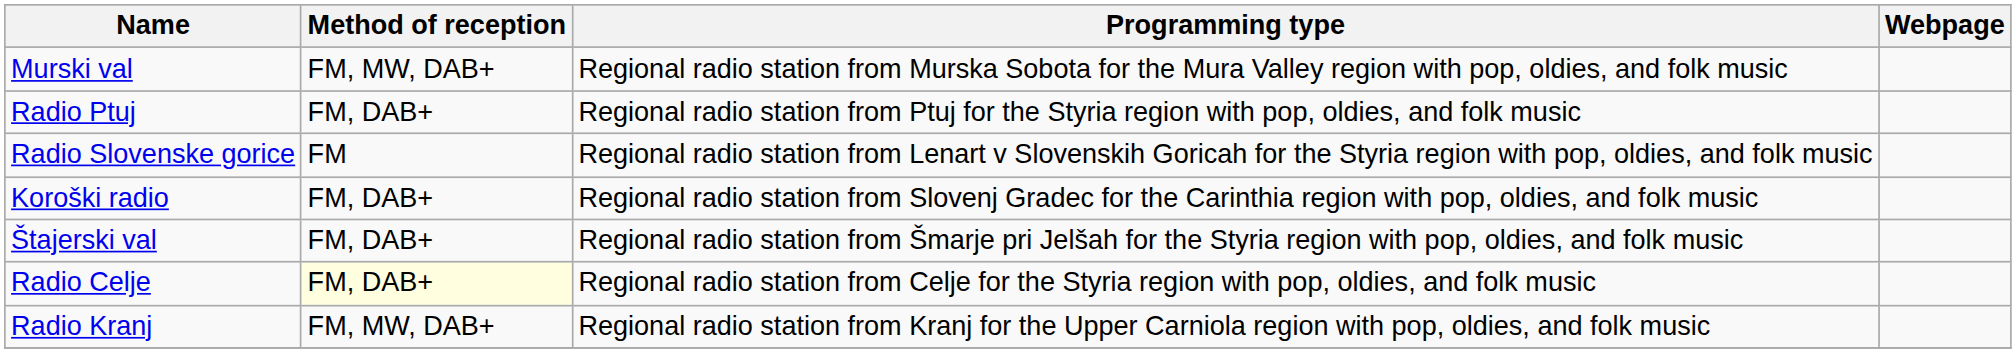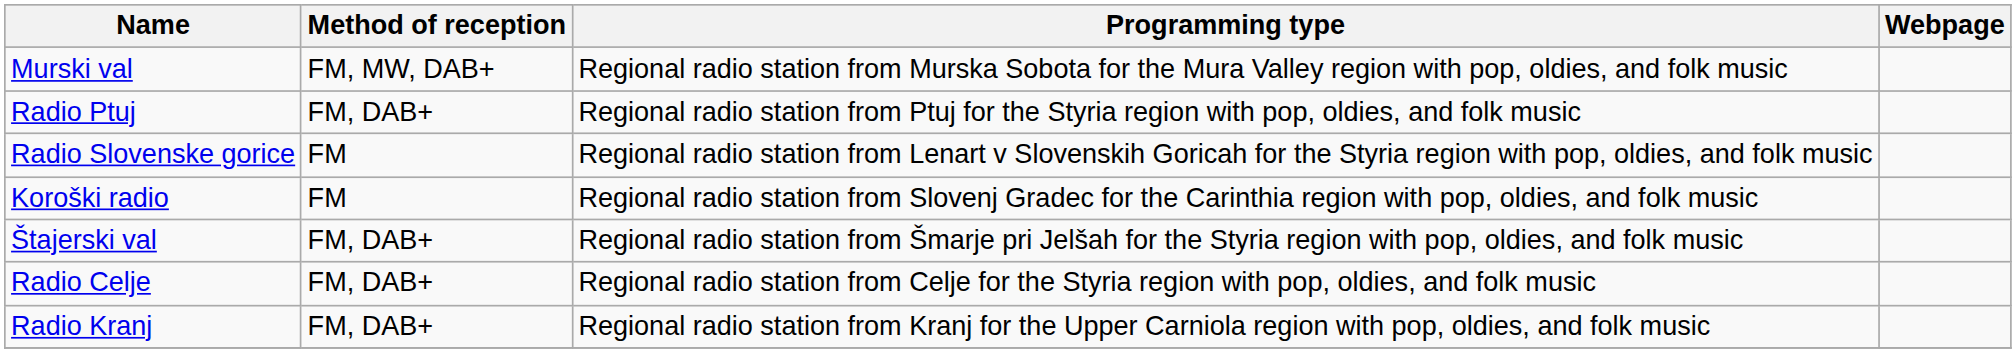(370, 197) FM, DAB+ -> (327, 197) FM
(370, 283) lightyellow background -> (370, 283) no background
(401, 326) FM, MW, DAB+ -> (370, 326) FM, DAB+
